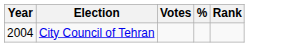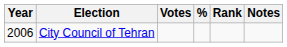+ column: (264, 13)
(20, 32) 2004 -> (20, 32) 2006
